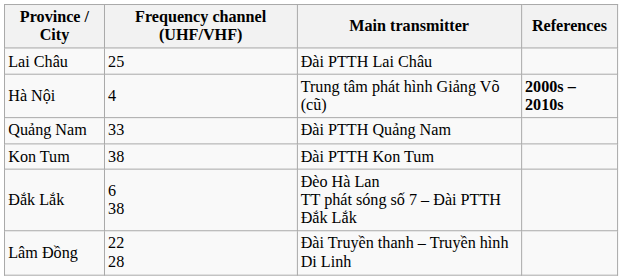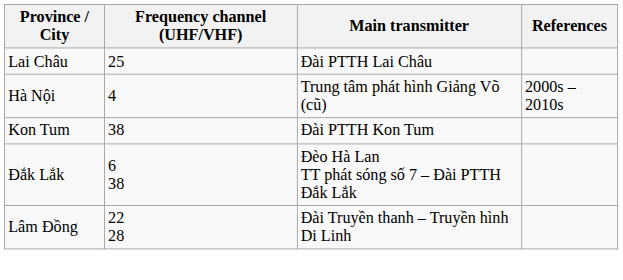(550, 95) bold -> (550, 95) normal
- row: (48, 130)
